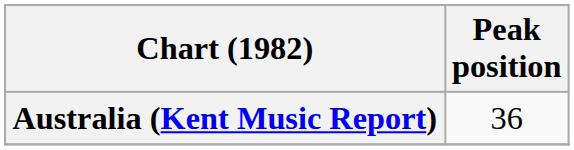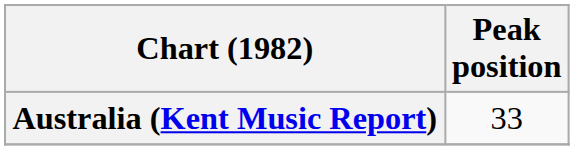(507, 117) 36 -> (507, 117) 33
